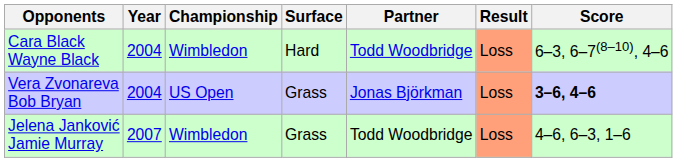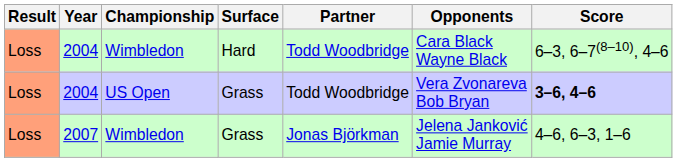columns swapped: (504, 16) <-> (64, 16)
(406, 93) Jonas Björkman -> (348, 93) Todd Woodbridge
(411, 135) Todd Woodbridge -> (342, 135) Jonas Björkman
